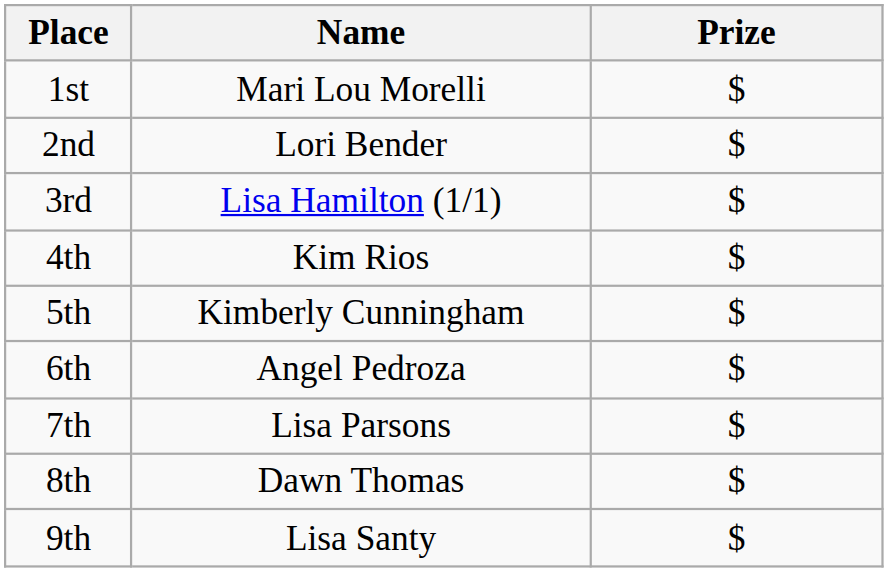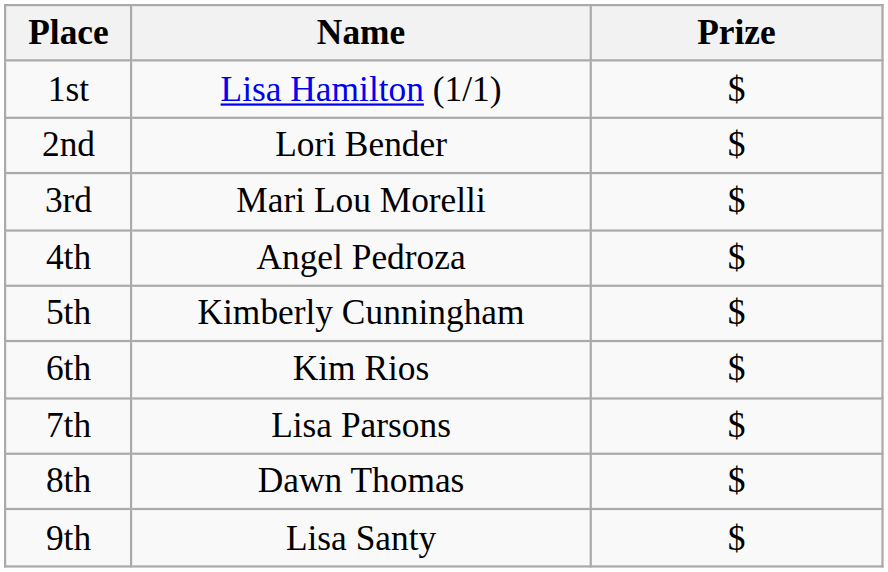(361, 88) Mari Lou Morelli -> (361, 88) Lisa Hamilton (1/1)
(361, 200) Lisa Hamilton (1/1) -> (361, 200) Mari Lou Morelli
(361, 256) Kim Rios -> (361, 256) Angel Pedroza
(361, 369) Angel Pedroza -> (361, 369) Kim Rios
